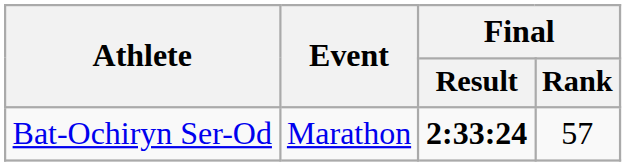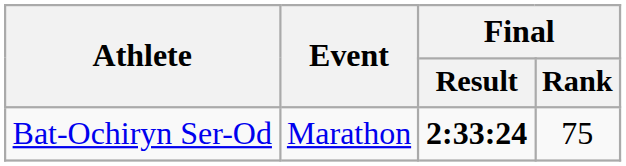(577, 133) 57 -> (577, 133) 75
